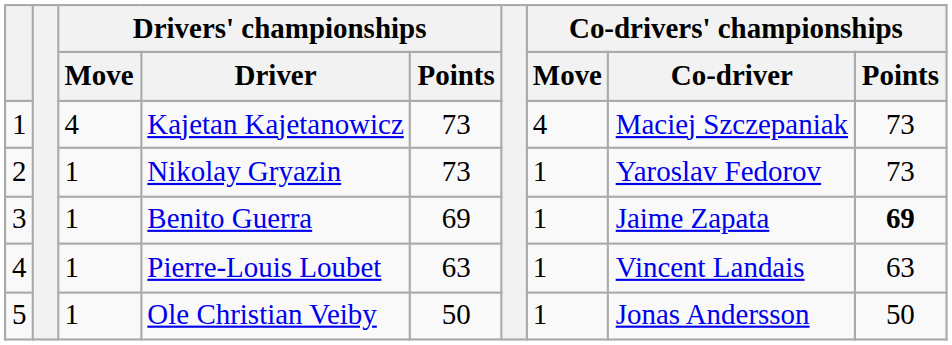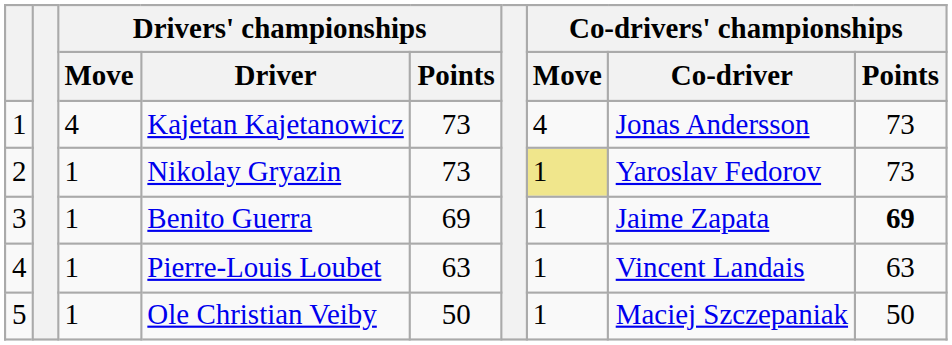(732, 123) Maciej Szczepaniak -> (713, 123) Jonas Andersson
(540, 171) no background -> (540, 171) khaki background
(713, 314) Jonas Andersson -> (732, 314) Maciej Szczepaniak
